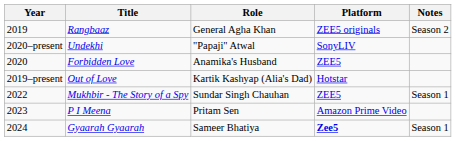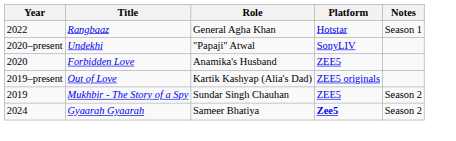(17, 29) 2019 -> (17, 29) 2022
(348, 29) ZEE5 originals -> (332, 29) Hotstar
(430, 29) Season 2 -> (403, 29) Season 1
(332, 78) Hotstar -> (348, 78) ZEE5 originals
(17, 95) 2022 -> (17, 95) 2019
(430, 95) Season 1 -> (403, 95) Season 2
- row: (89, 111)
(430, 128) Season 1 -> (403, 111) Season 2
